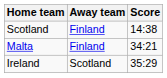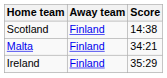(90, 64) Scotland -> (87, 64) Finland
